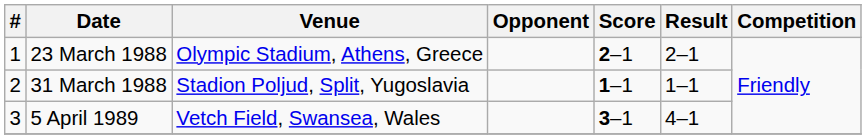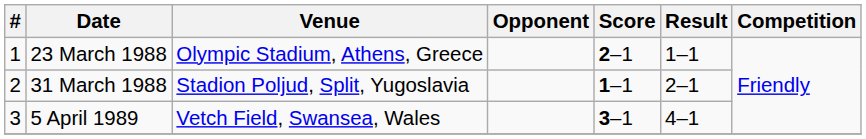(682, 54) 2–1 -> (682, 54) 1–1
(682, 86) 1–1 -> (682, 86) 2–1
